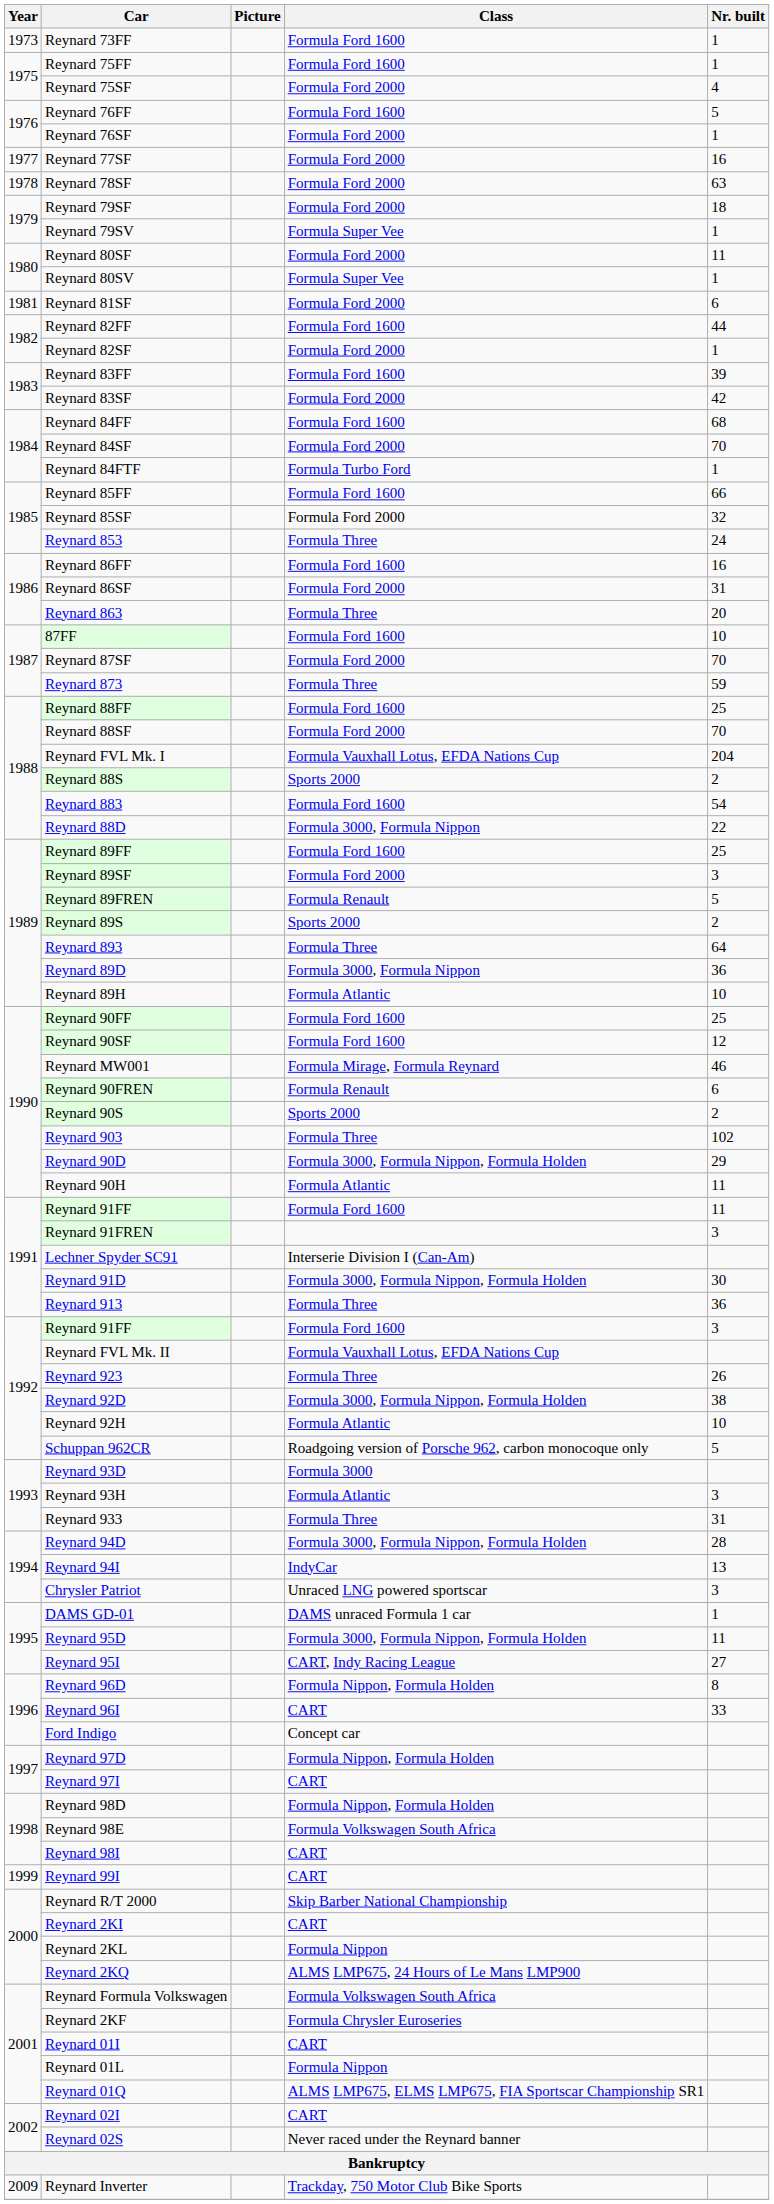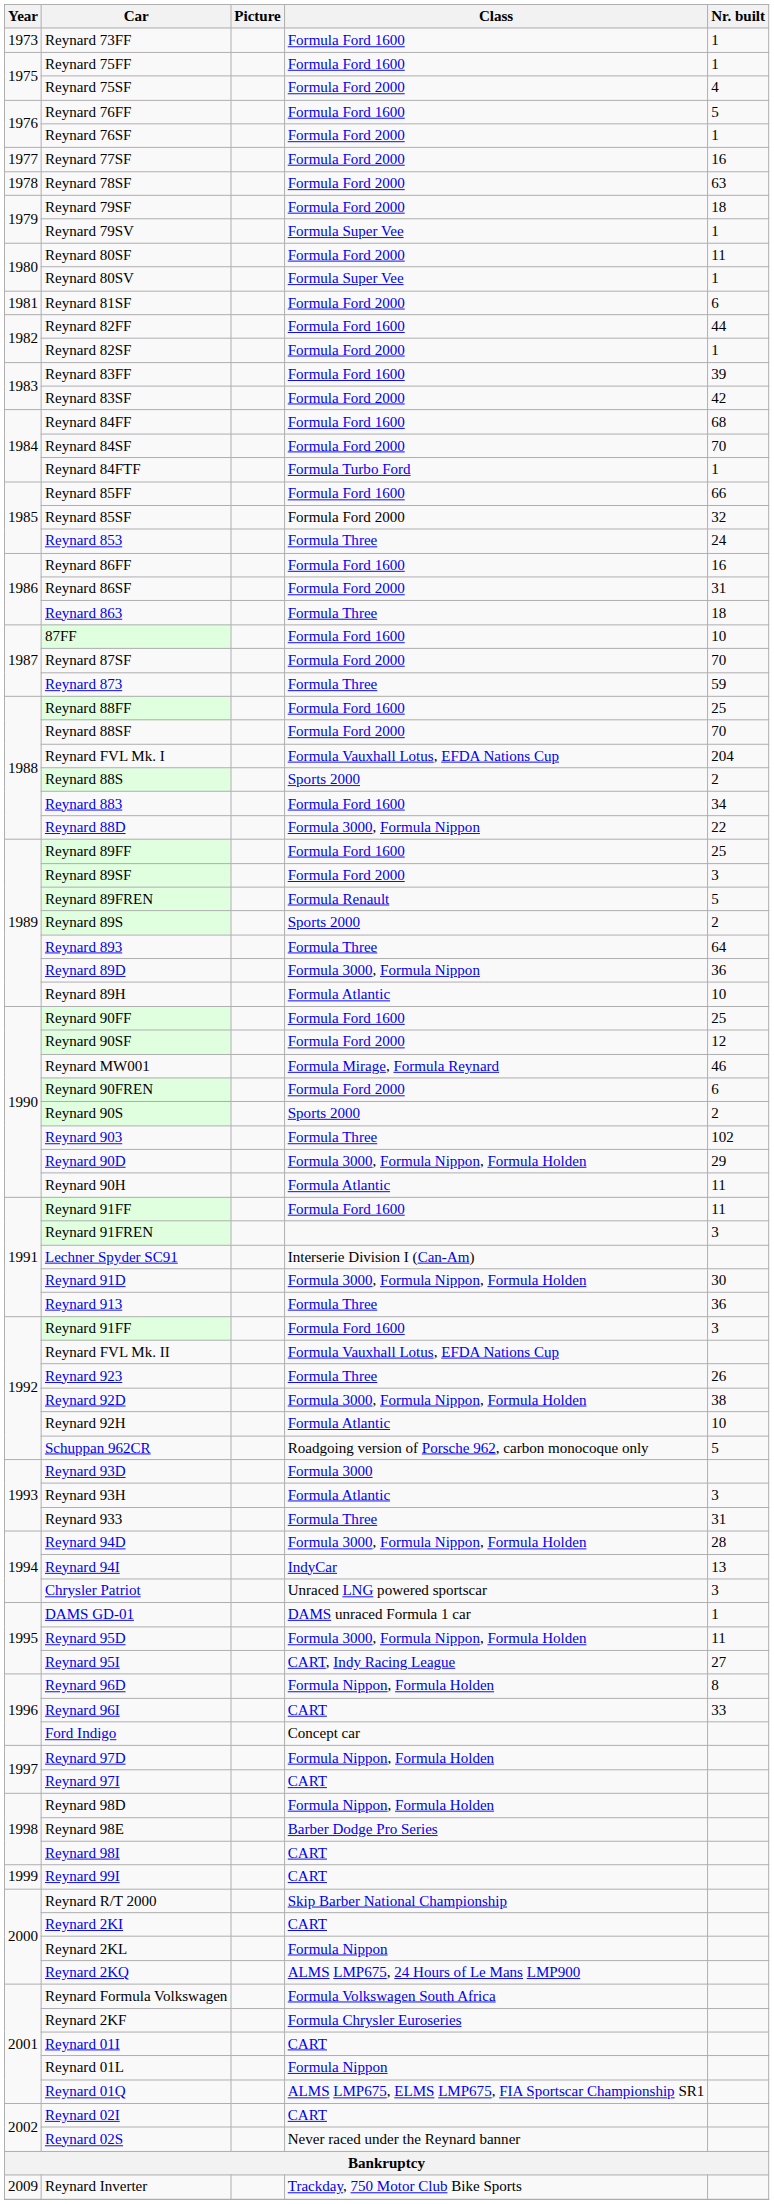(719, 612) 20 -> (719, 612) 18
(719, 803) 54 -> (719, 803) 34
(346, 1042) Formula Ford 1600 -> (346, 1042) Formula Ford 2000
(338, 1089) Formula Renault -> (346, 1089) Formula Ford 2000
(392, 1829) Formula Volkswagen South Africa -> (363, 1829) Barber Dodge Pro Series
